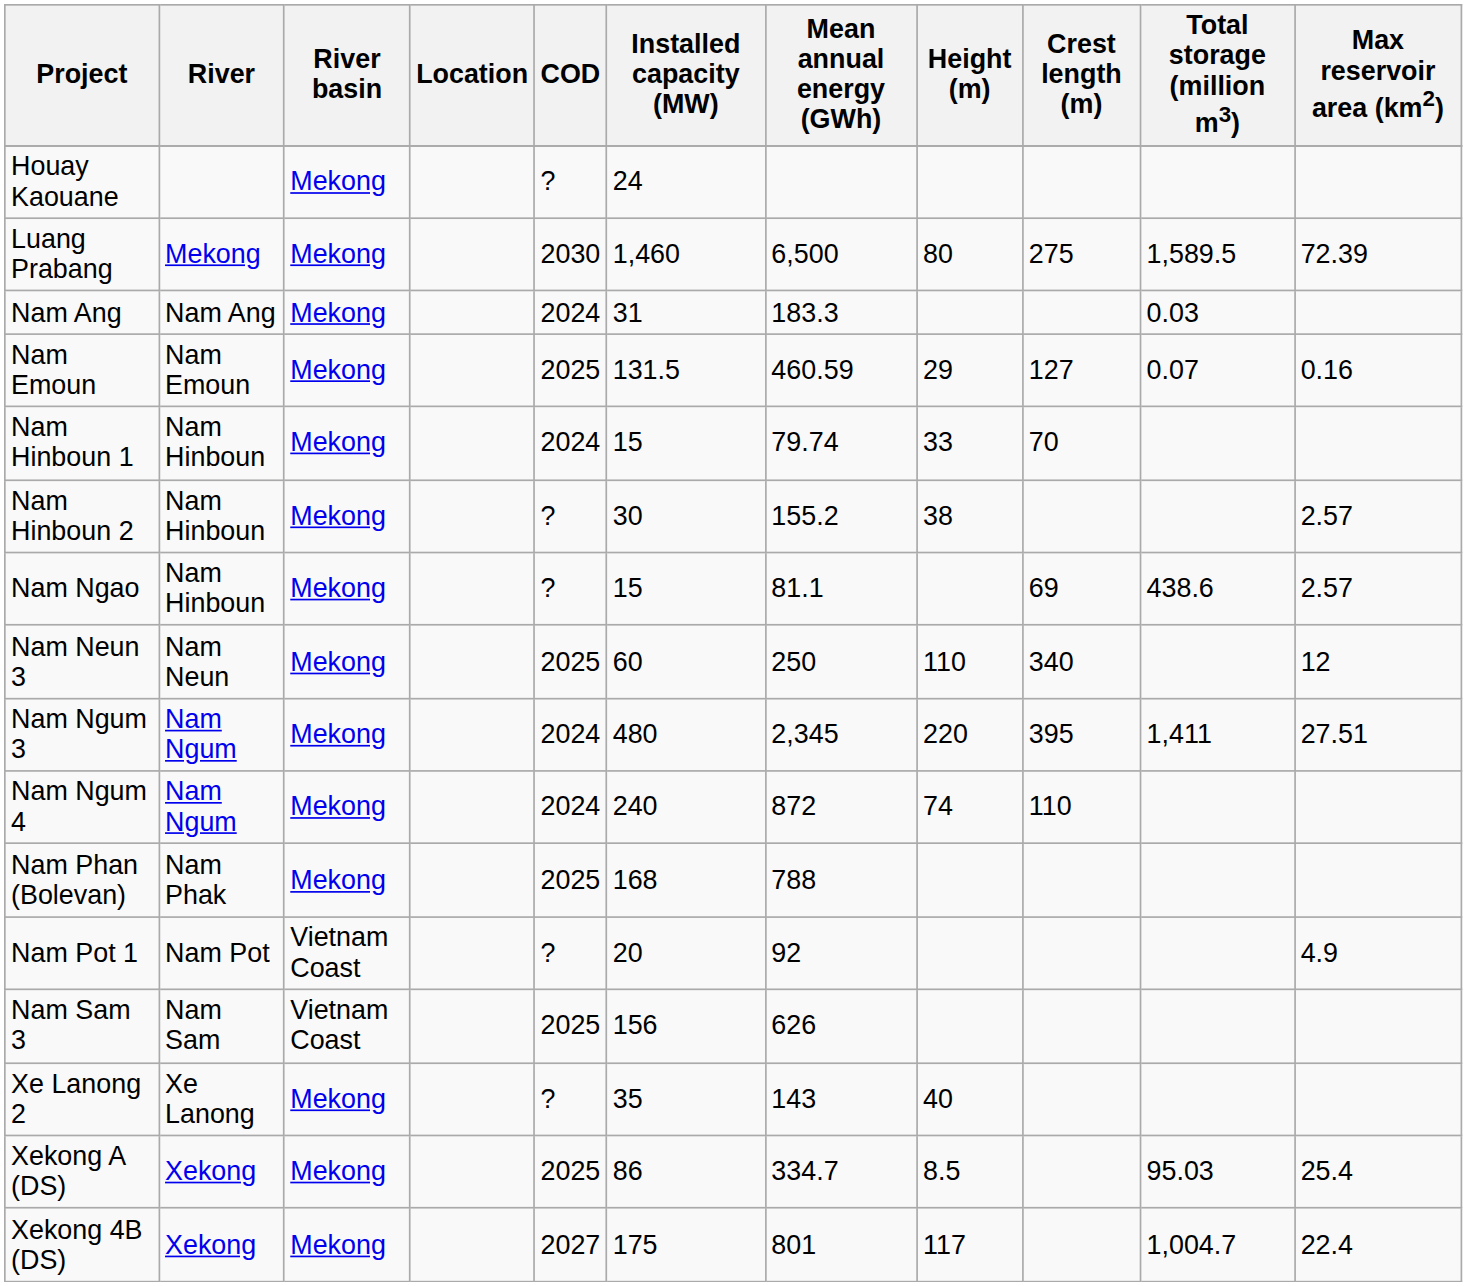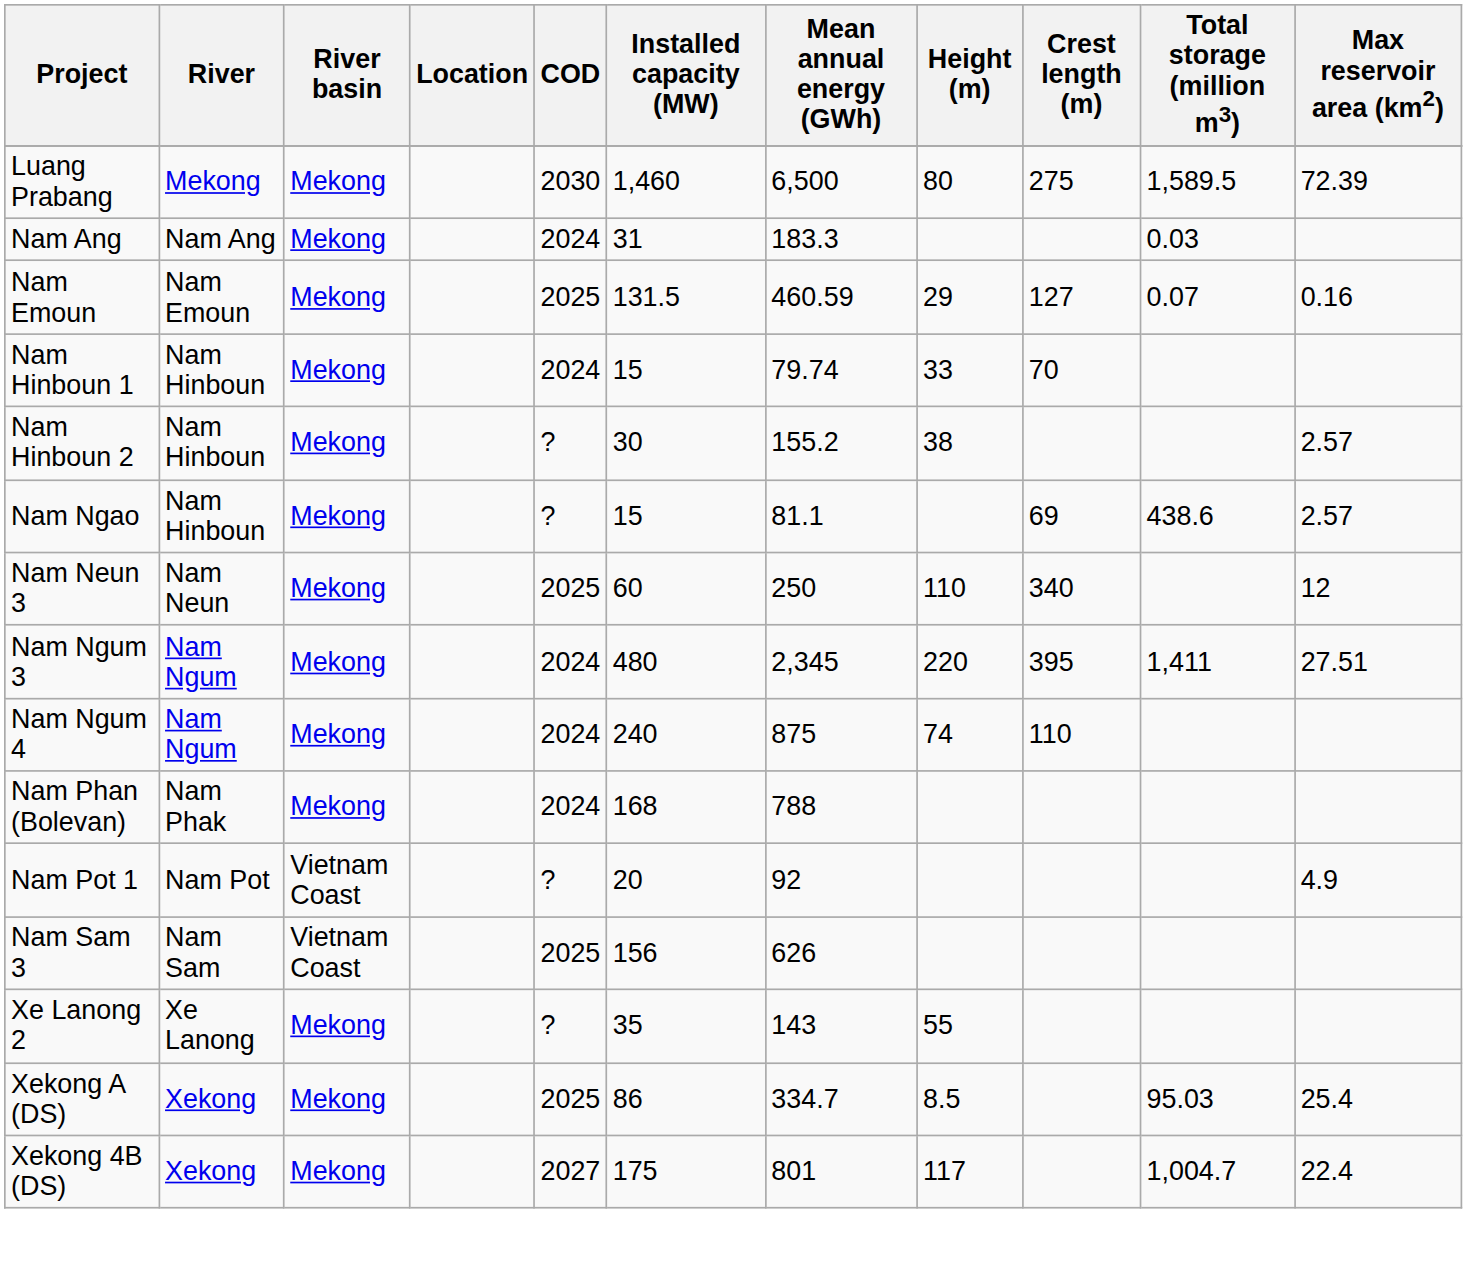- row: (65, 181)
(794, 807) 872 -> (794, 734) 875
(570, 880) 2025 -> (570, 807) 2024
(938, 1098) 40 -> (938, 1025) 55
